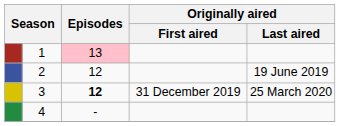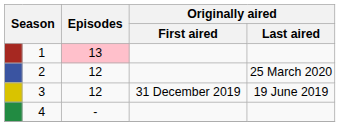(291, 72) 19 June 2019 -> (291, 72) 25 March 2020
(95, 92) bold -> (95, 92) normal
(291, 92) 25 March 2020 -> (291, 92) 19 June 2019
